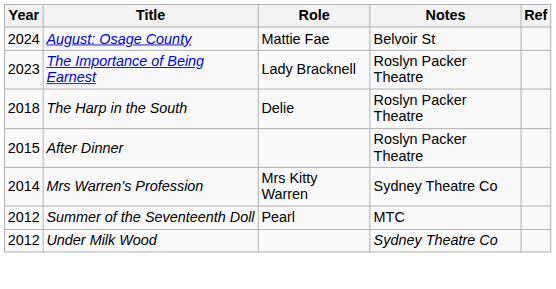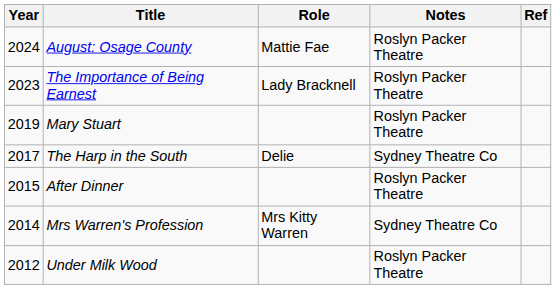(404, 38) Belvoir St -> (420, 46) Roslyn Packer Theatre
+ row: (84, 124)
(24, 108) 2018 -> (24, 155) 2017
(420, 108) Roslyn Packer Theatre -> (435, 155) Sydney Theatre Co
- row: (150, 217)
(436, 240) Sydney Theatre Co -> (420, 264) Roslyn Packer Theatre
